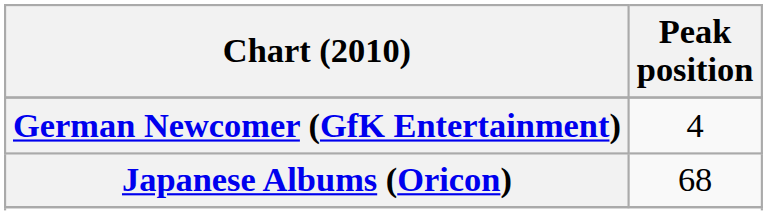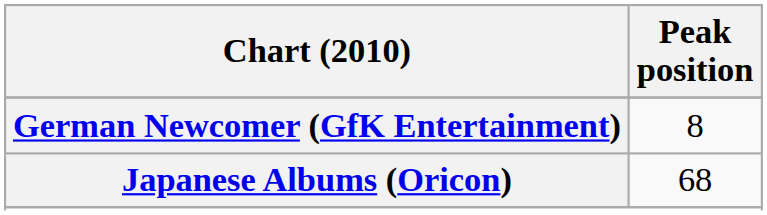(695, 125) 4 -> (695, 125) 8
